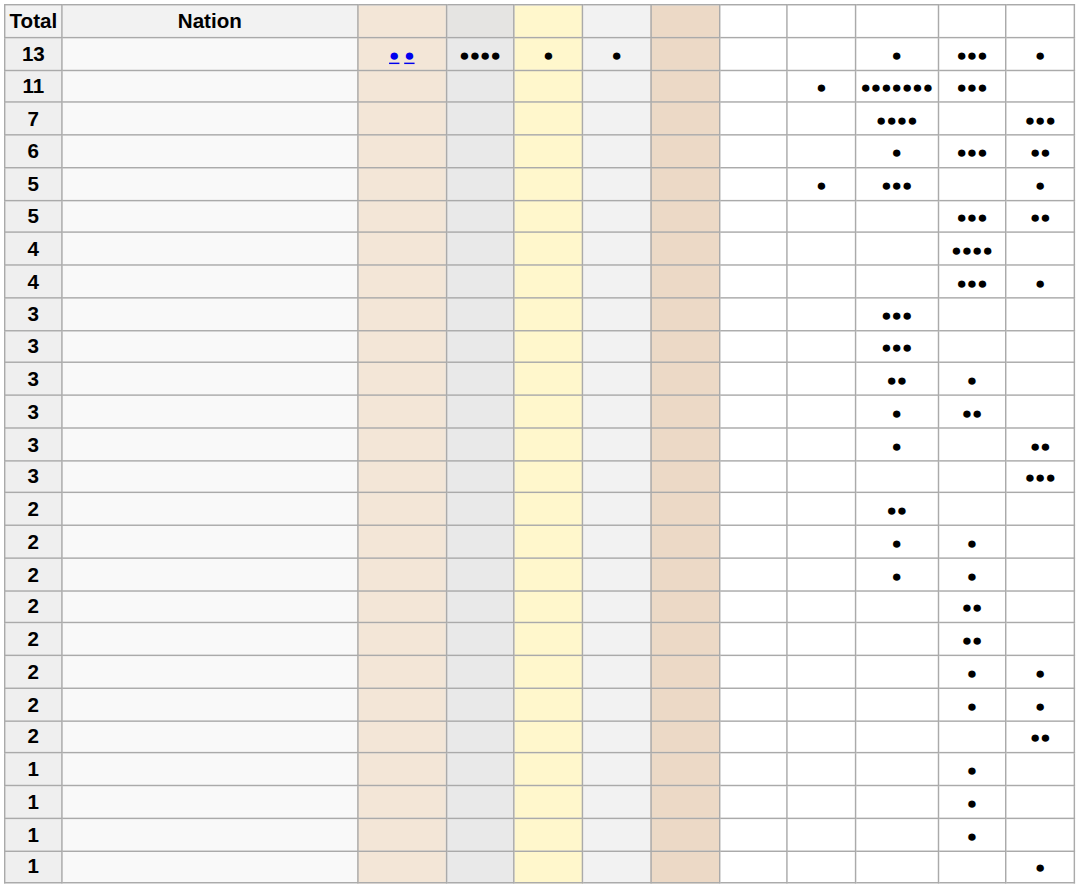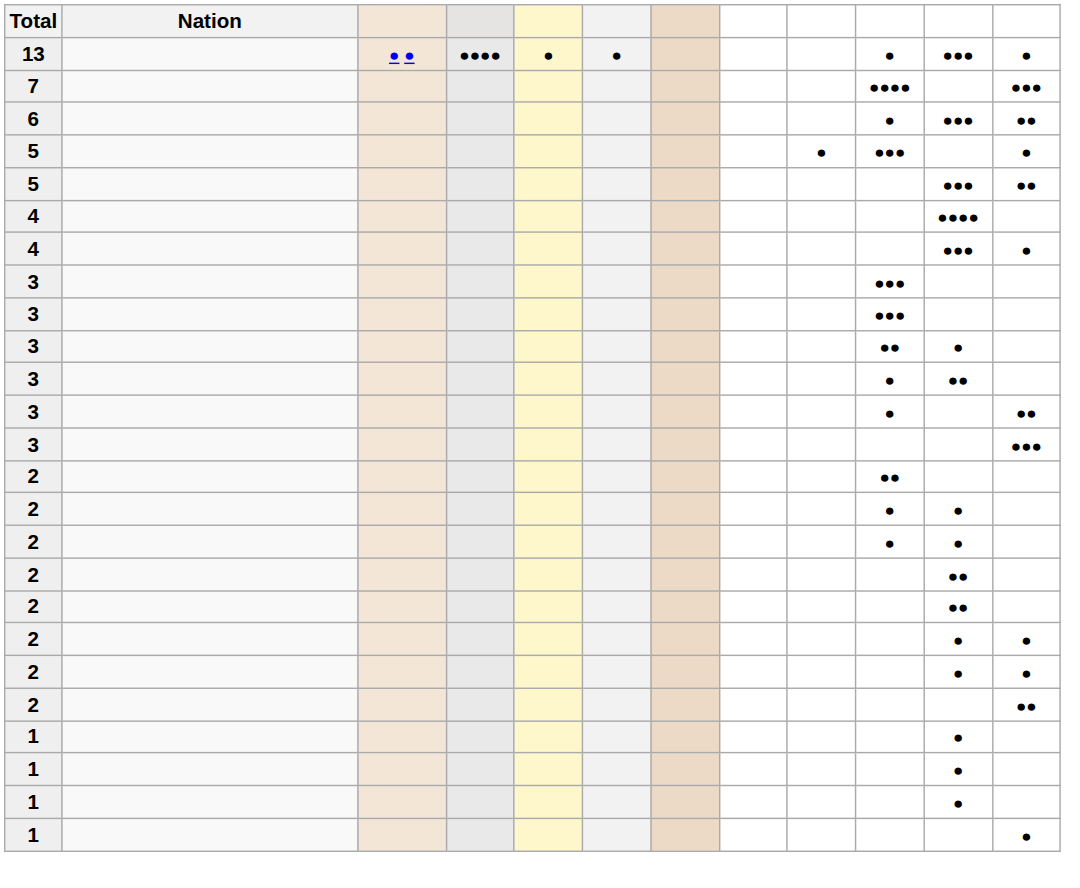- row: (33, 86)
